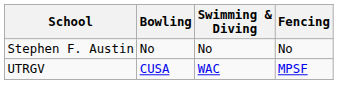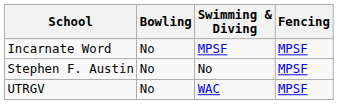+ row: (59, 49)
(285, 49) No -> (293, 69) MPSF
(155, 69) CUSA -> (147, 89) No
